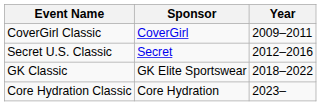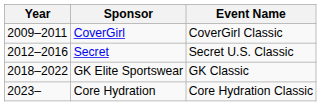columns swapped: (283, 14) <-> (69, 14)
